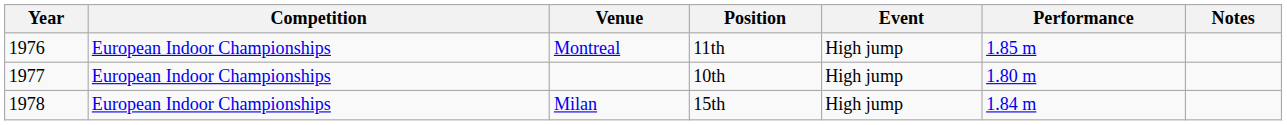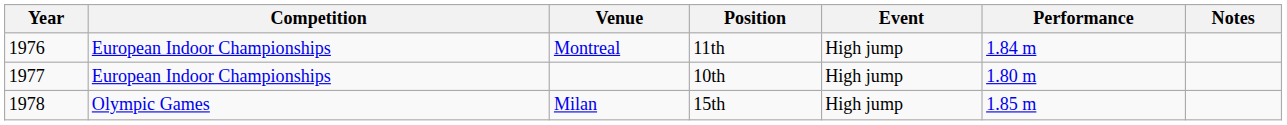(1011, 47) 1.85 m -> (1011, 47) 1.84 m
(211, 104) European Indoor Championships -> (151, 104) Olympic Games
(1011, 104) 1.84 m -> (1011, 104) 1.85 m
